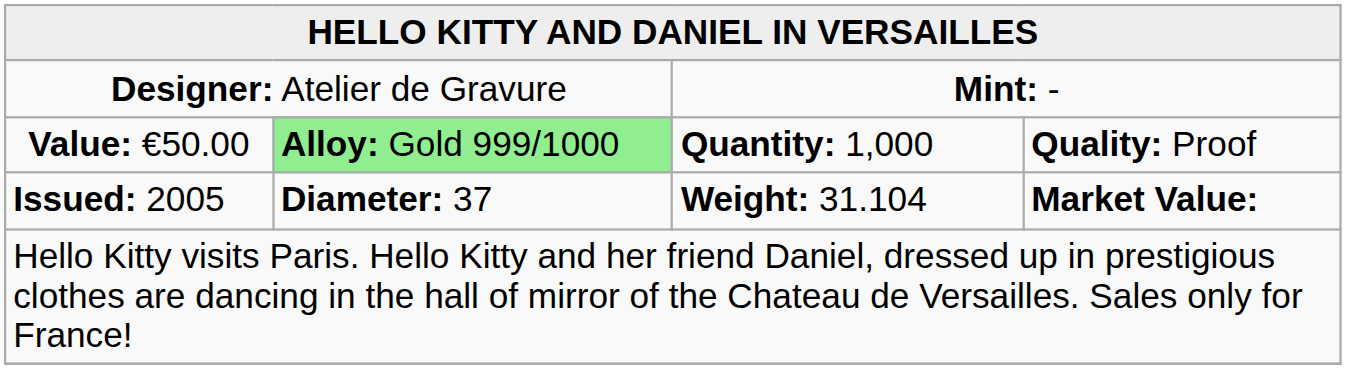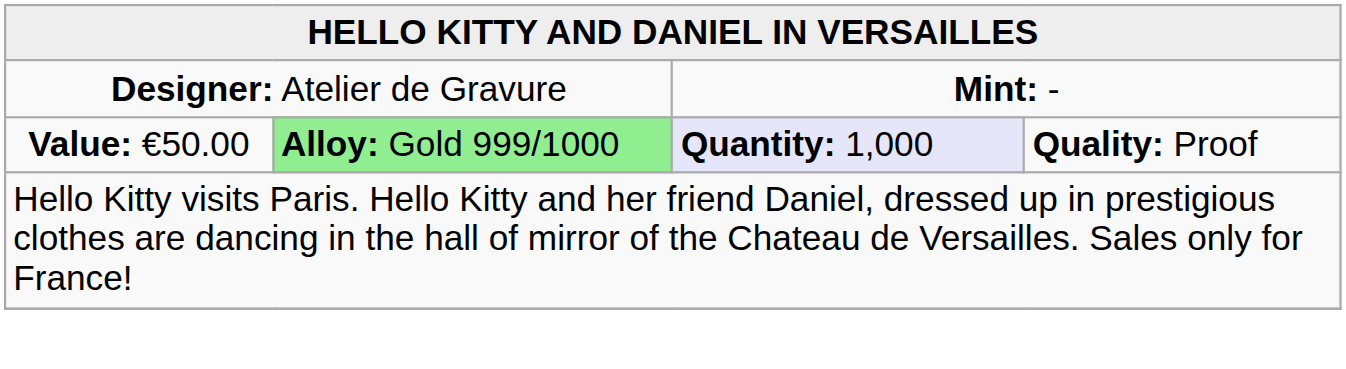(807, 144) no background -> (807, 144) lavender background
- row: (119, 199)
